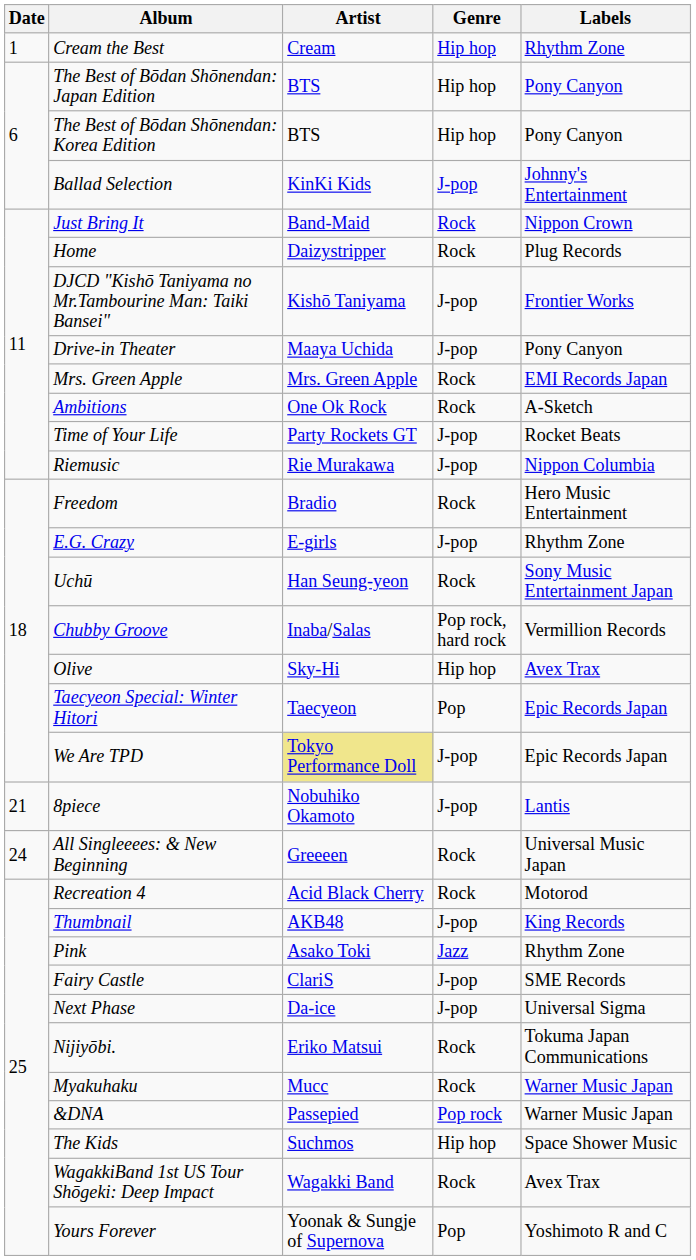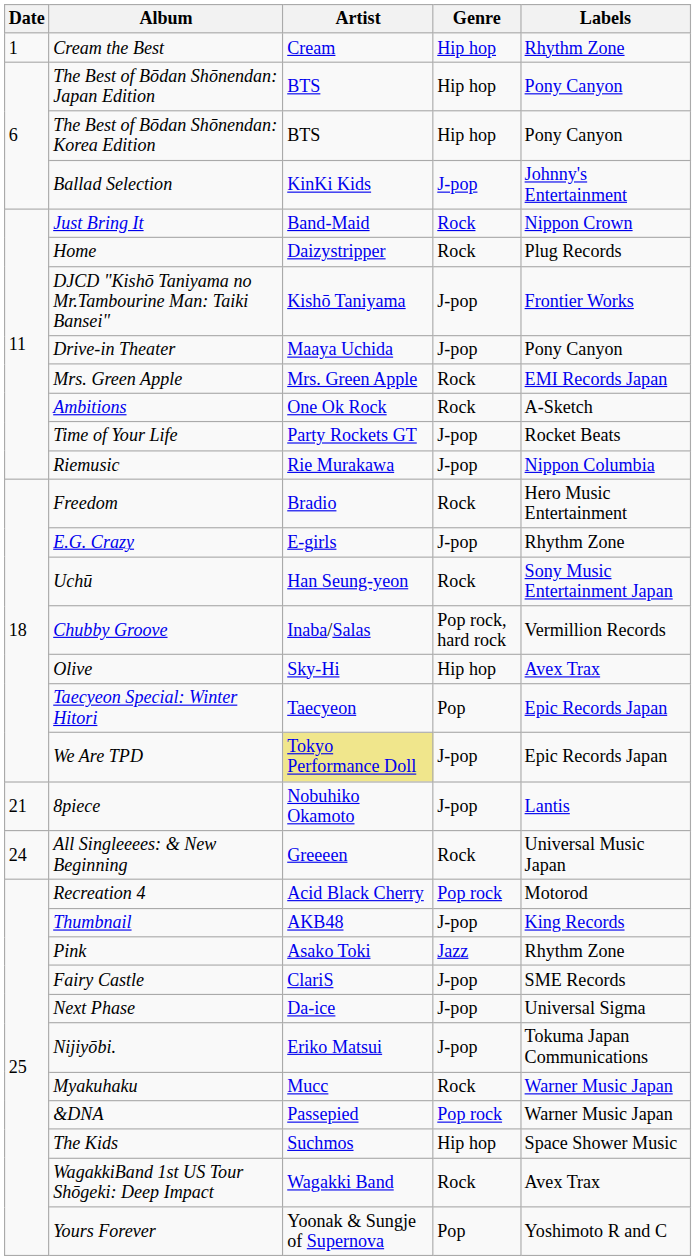(456, 893) Rock -> (470, 893) Pop rock
(456, 1047) Rock -> (457, 1047) J-pop
